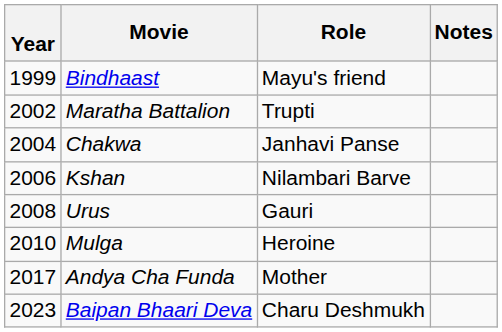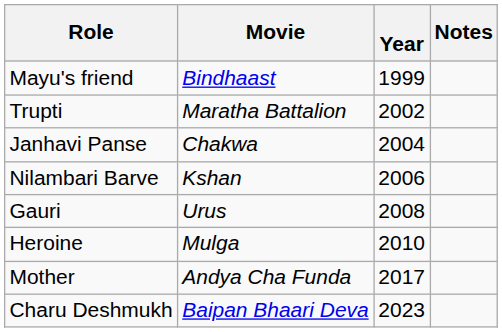columns swapped: (33, 44) <-> (343, 32)
